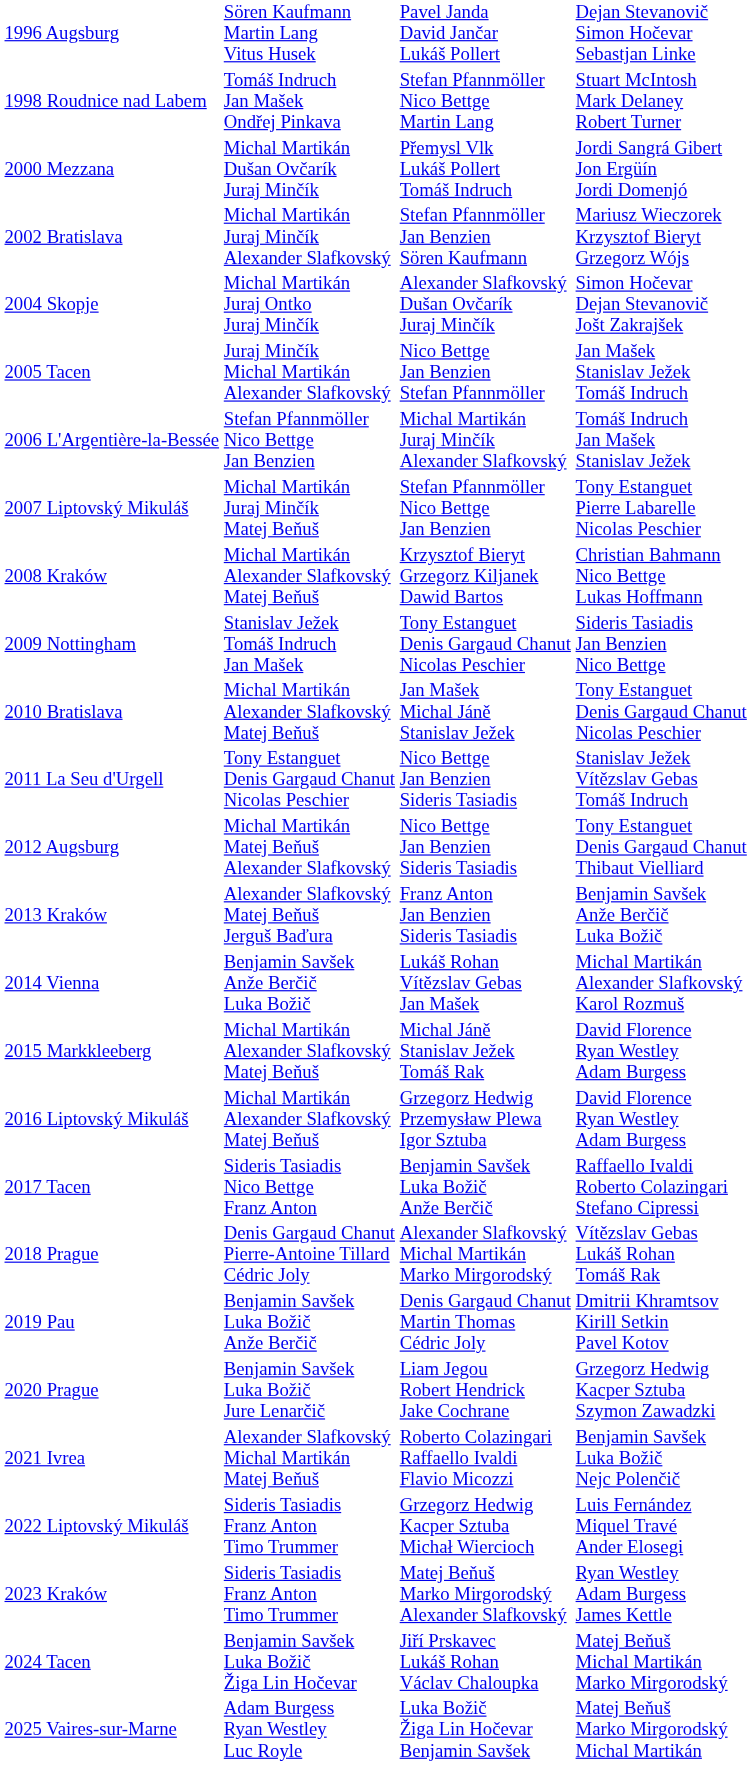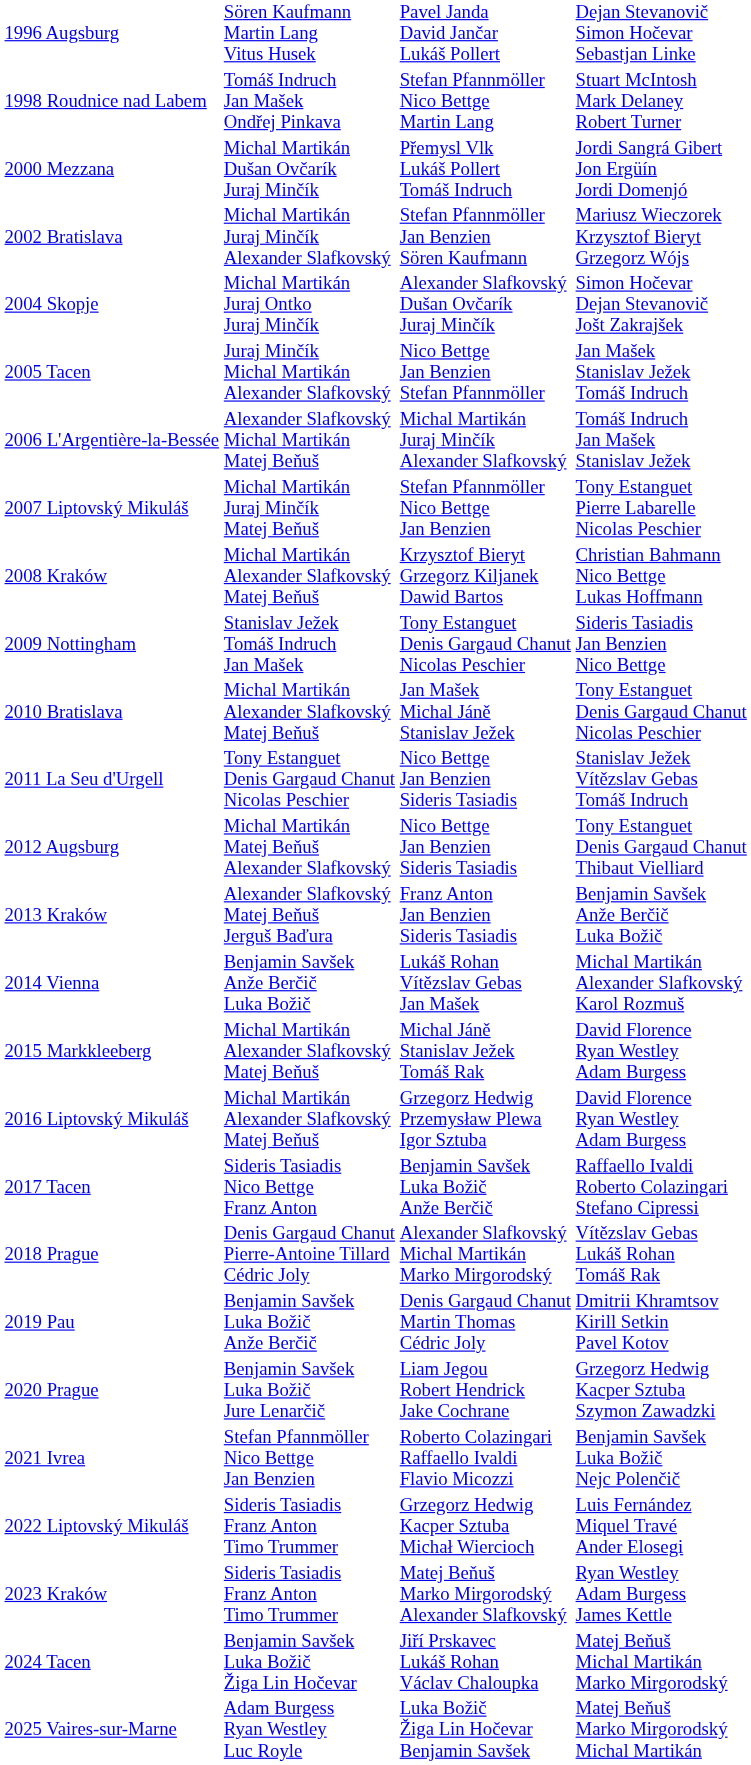(296, 440) Stefan Pfannmöller Nico Bettge Jan Benzien -> (307, 440) Alexander Slafkovský Michal Martikán Matej Beňuš
(307, 1458) Alexander Slafkovský Michal Martikán Matej Beňuš -> (296, 1458) Stefan Pfannmöller Nico Bettge Jan Benzien
